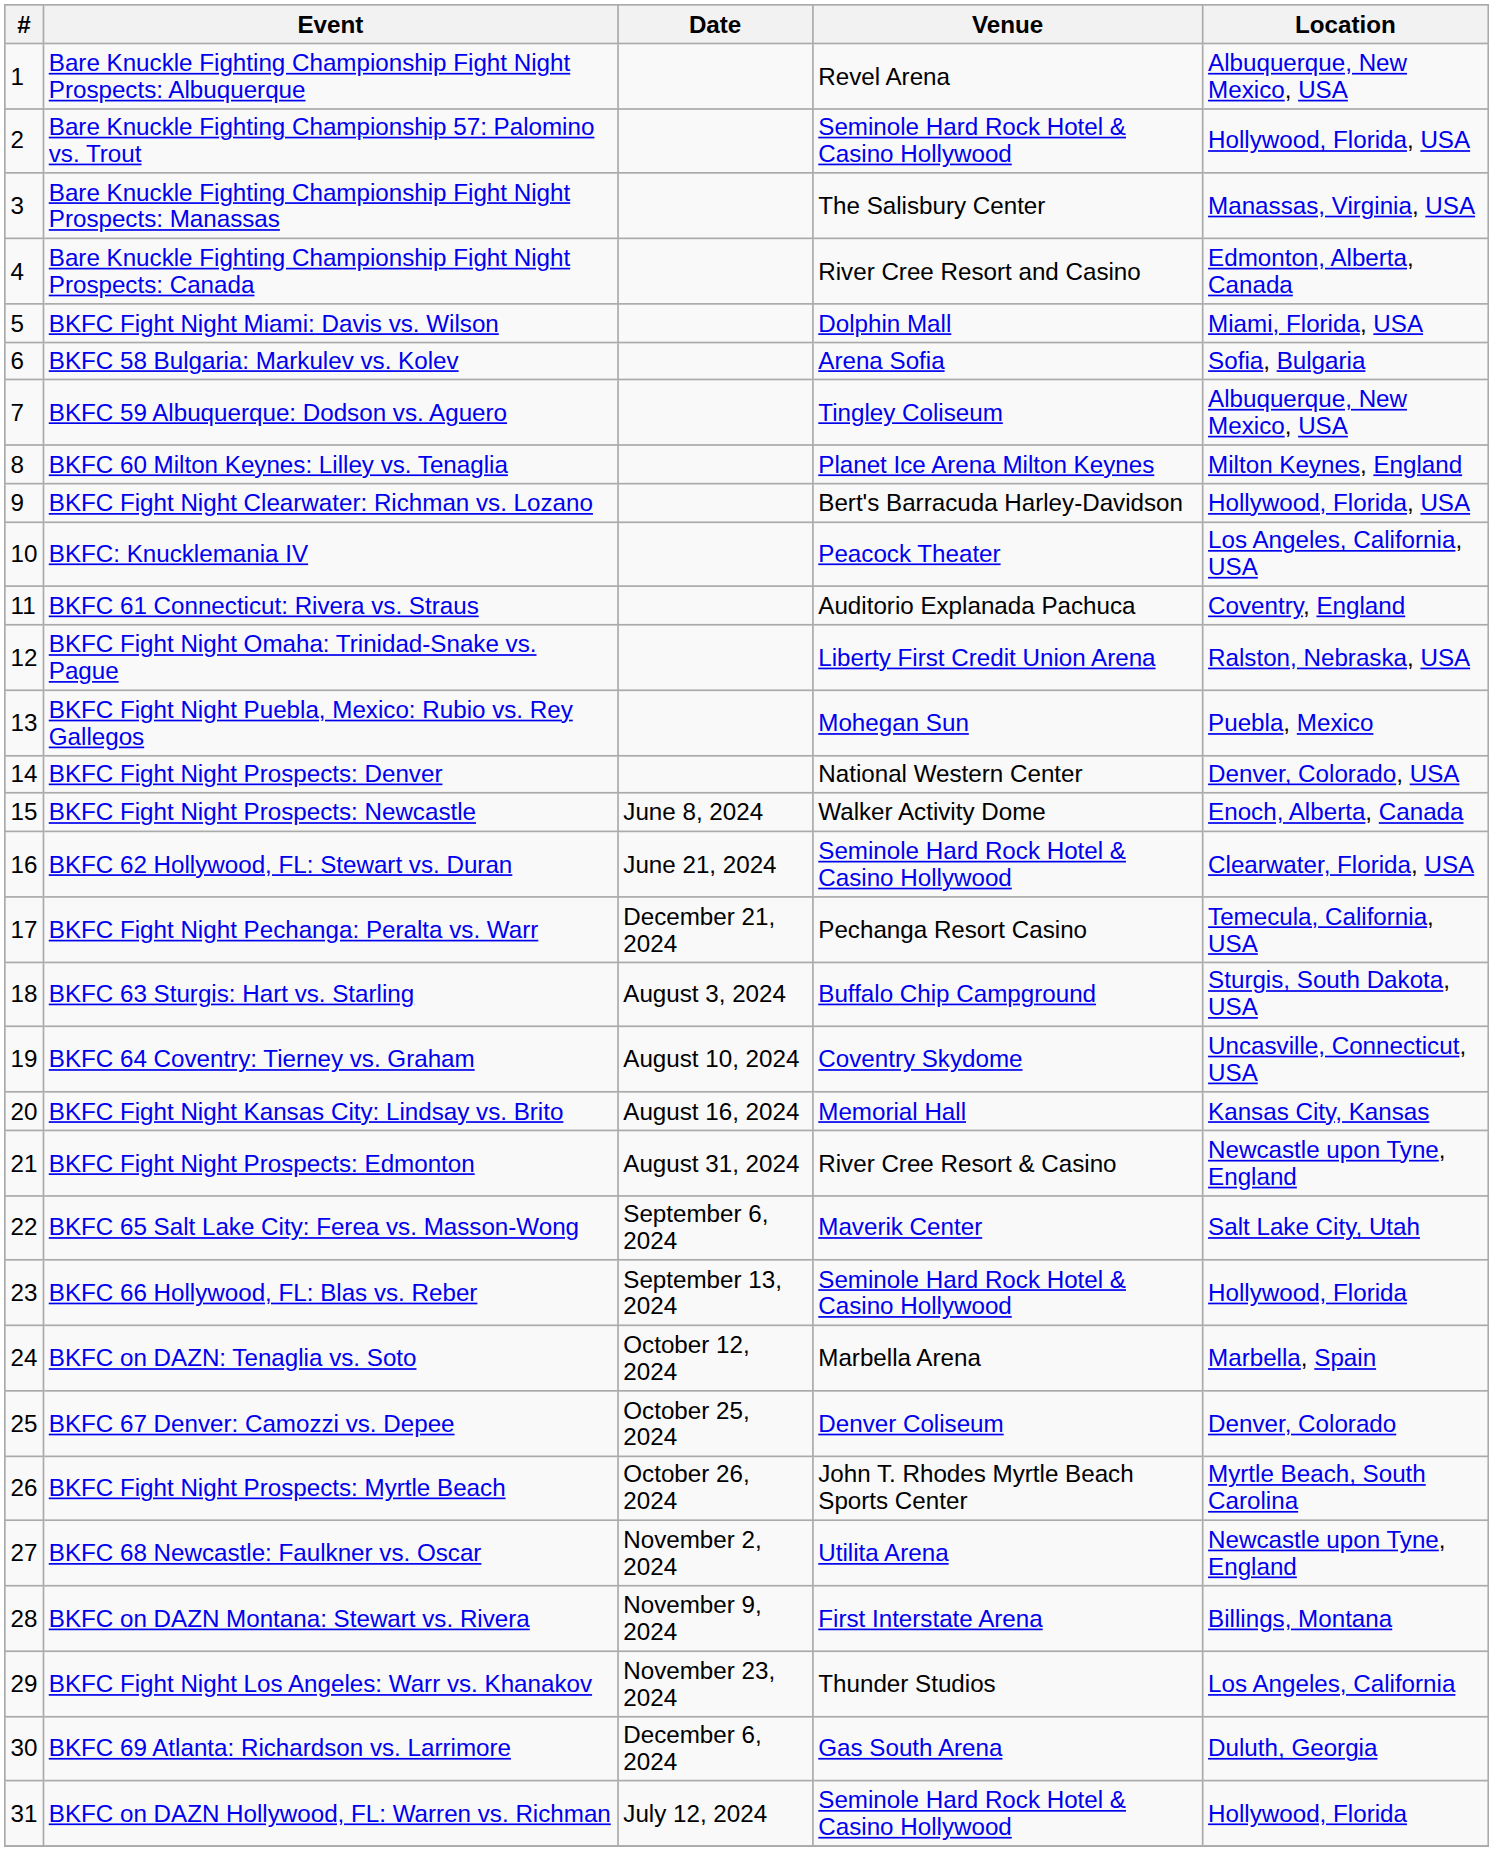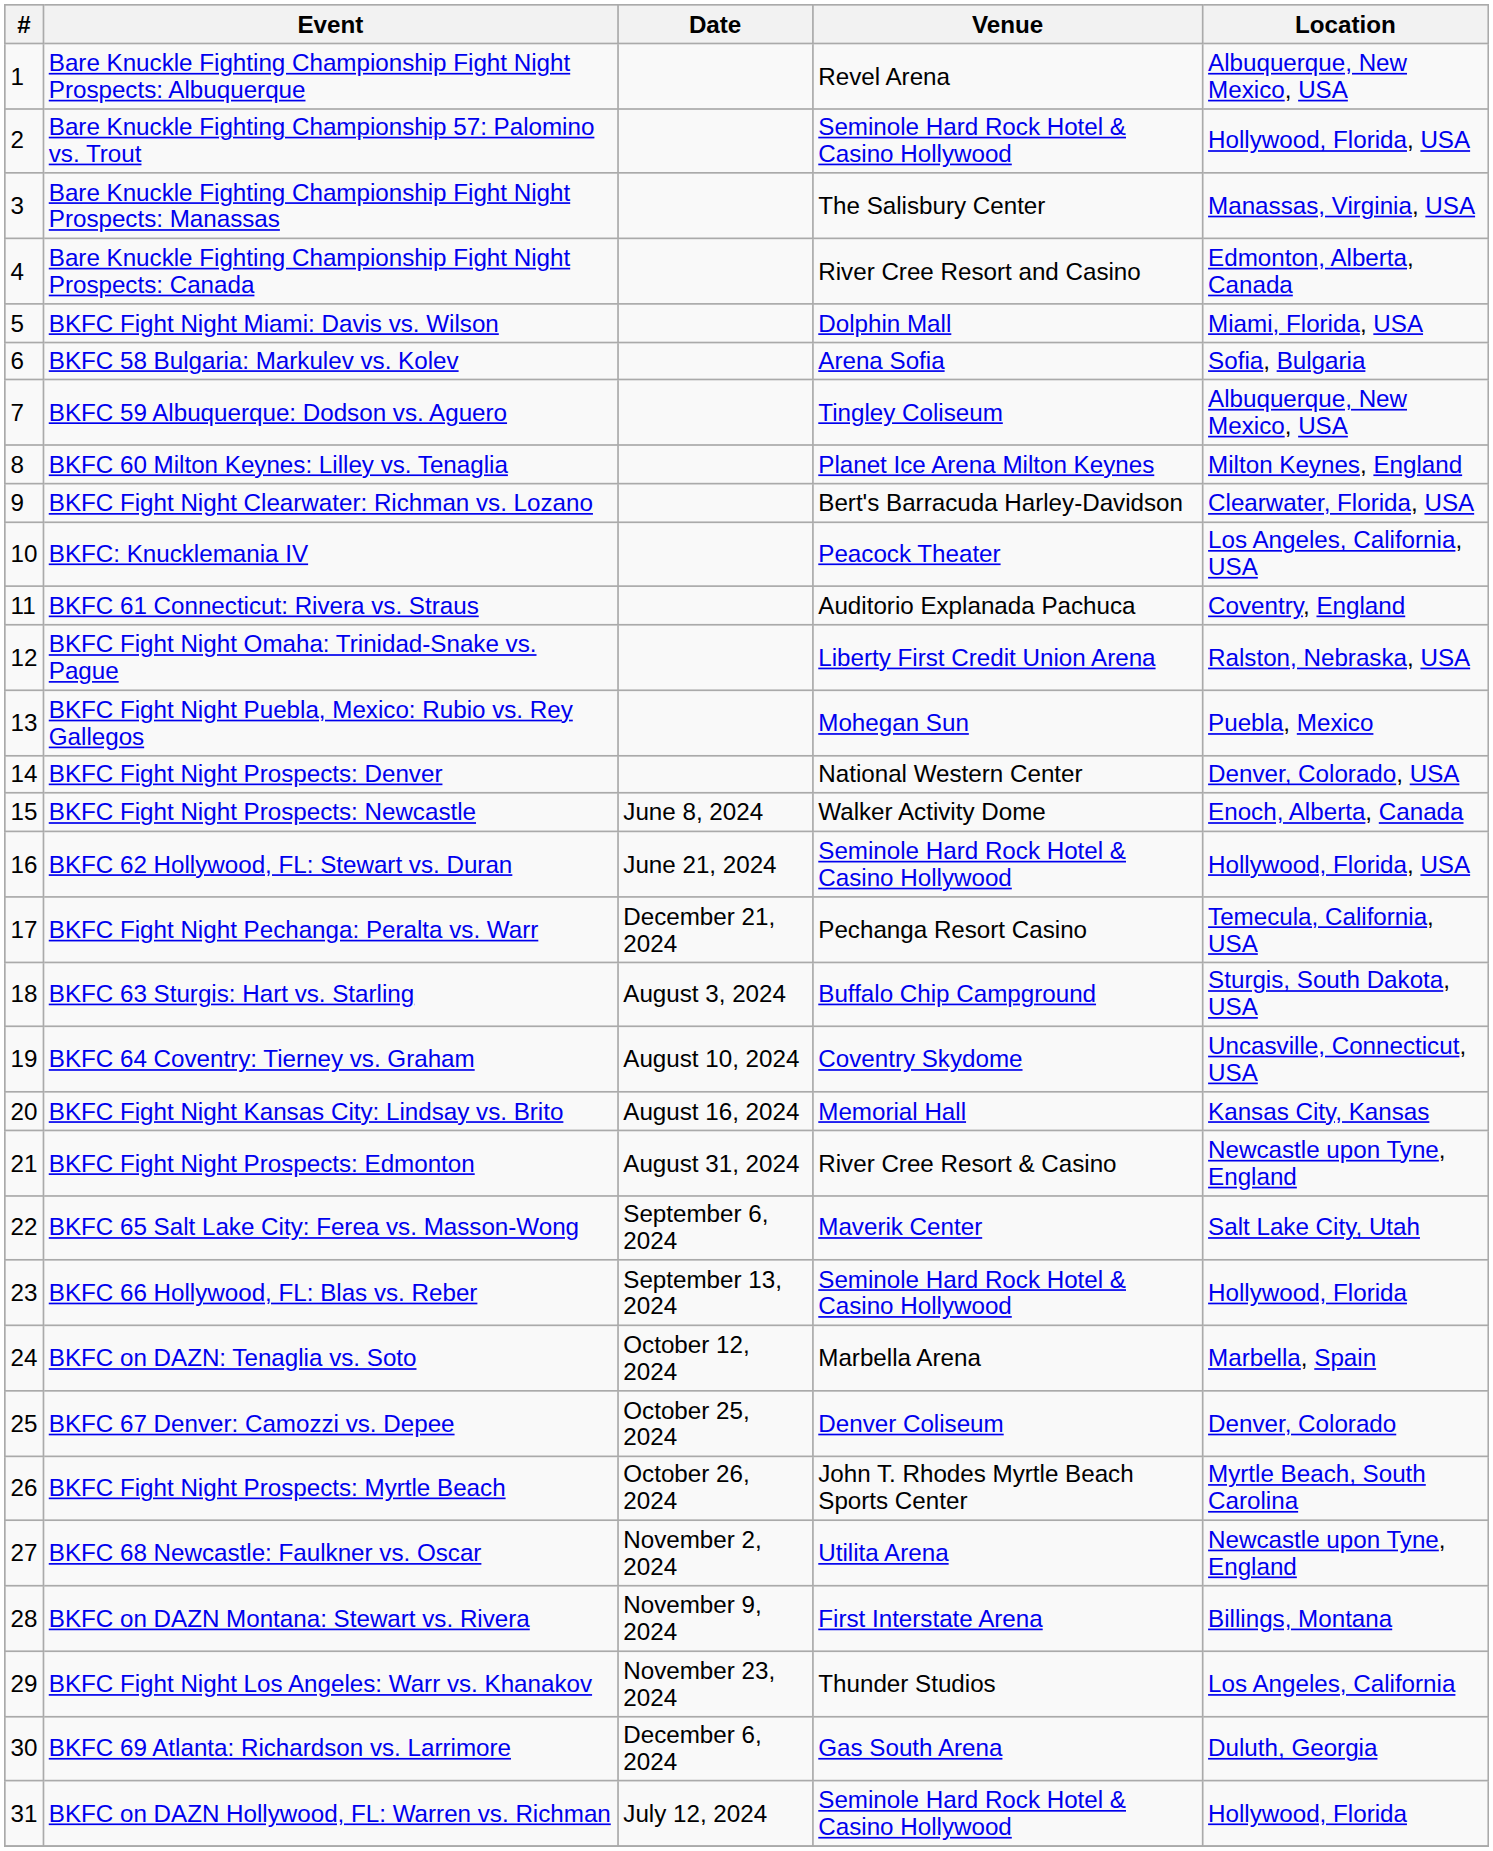(1339, 503) Hollywood, Florida, USA -> (1341, 503) Clearwater, Florida, USA
(1341, 864) Clearwater, Florida, USA -> (1339, 864) Hollywood, Florida, USA
